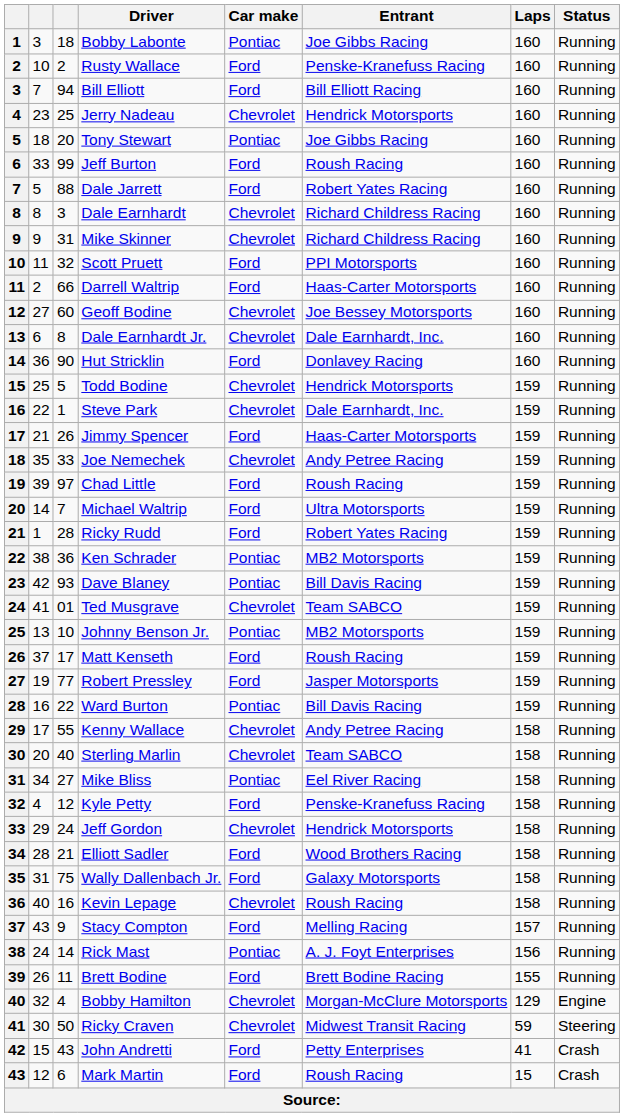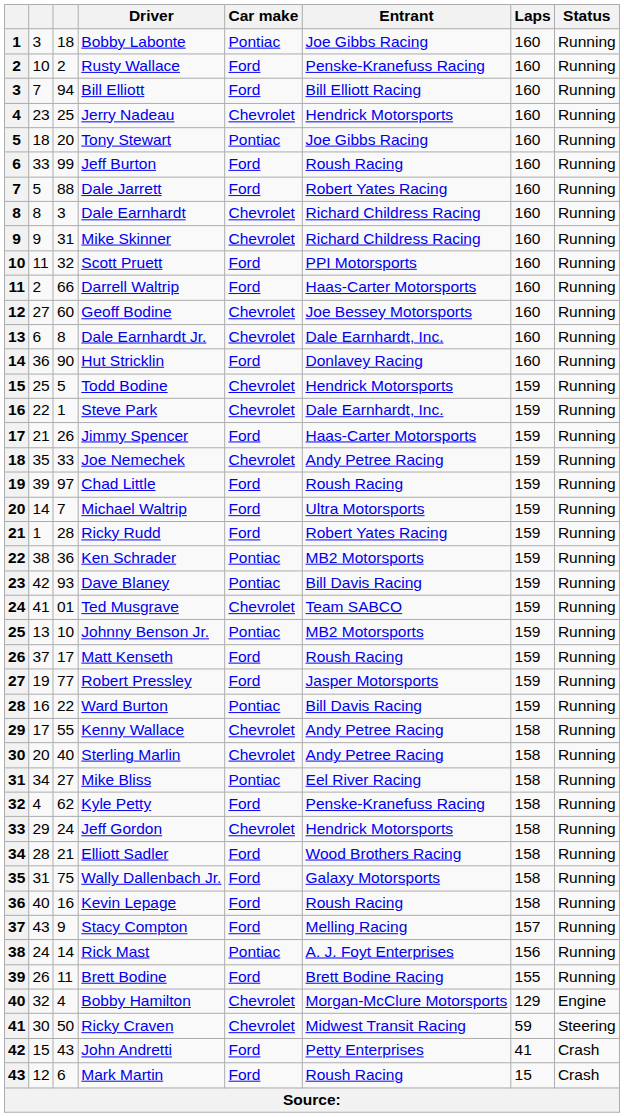(354, 755) Team SABCO -> (375, 755) Andy Petree Racing
(66, 804) 12 -> (66, 804) 62
(262, 902) Chevrolet -> (244, 902) Ford
